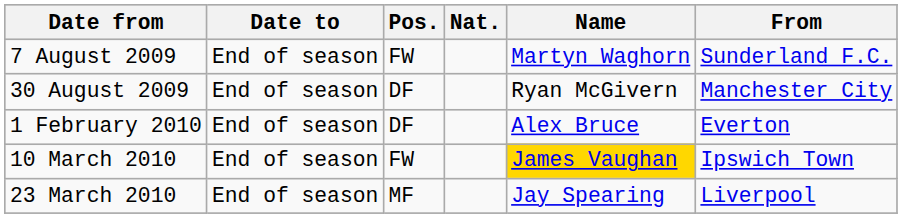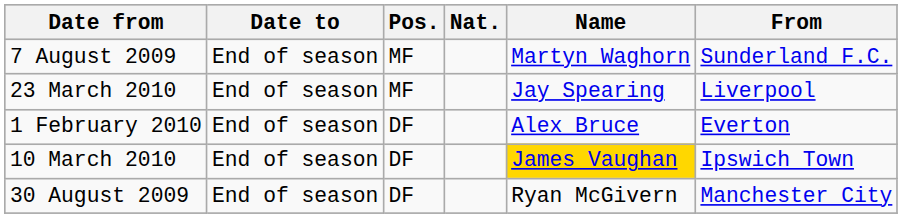(401, 57) FW -> (401, 57) MF
rows swapped: (99, 92) <-> (93, 196)
(401, 161) FW -> (401, 161) DF
